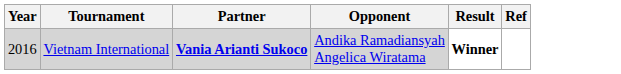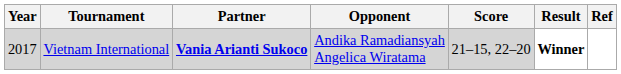+ column: (491, 16)
(22, 49) 2016 -> (22, 49) 2017
